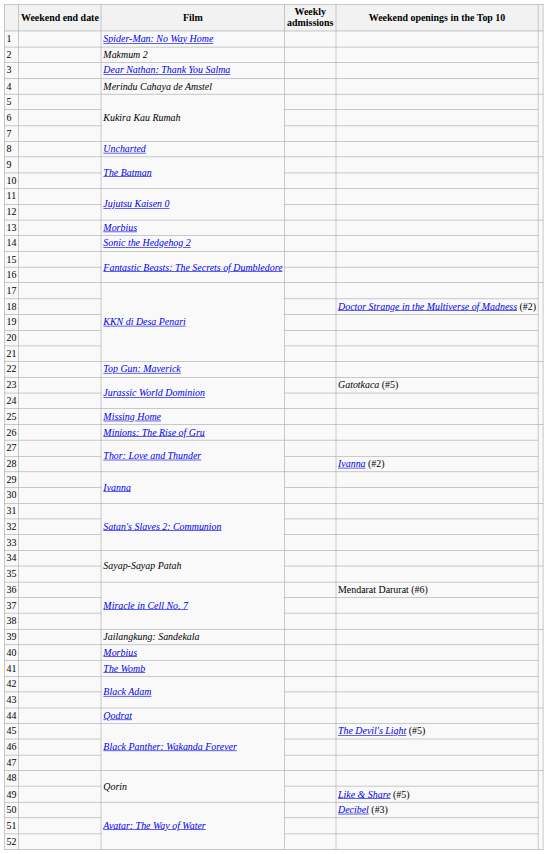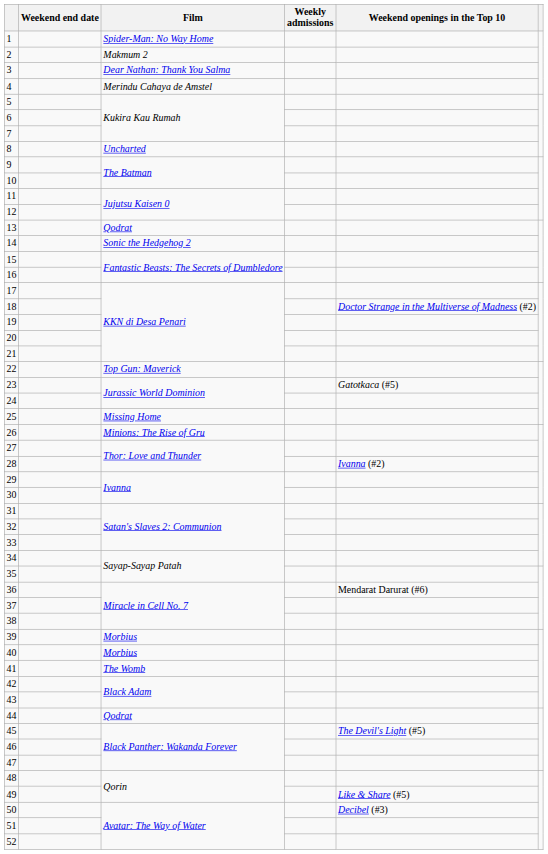(120, 228) Morbius -> (118, 228) Qodrat
(151, 637) Jailangkung: Sandekala -> (120, 637) Morbius
